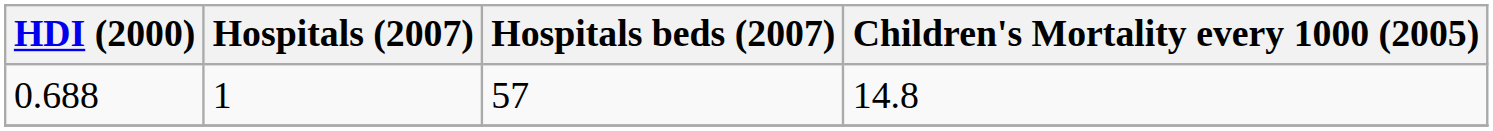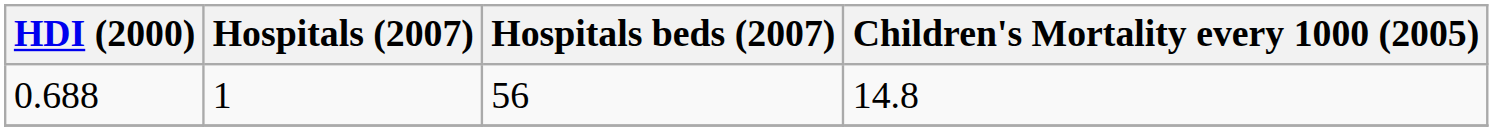(510, 94) 57 -> (510, 94) 56
